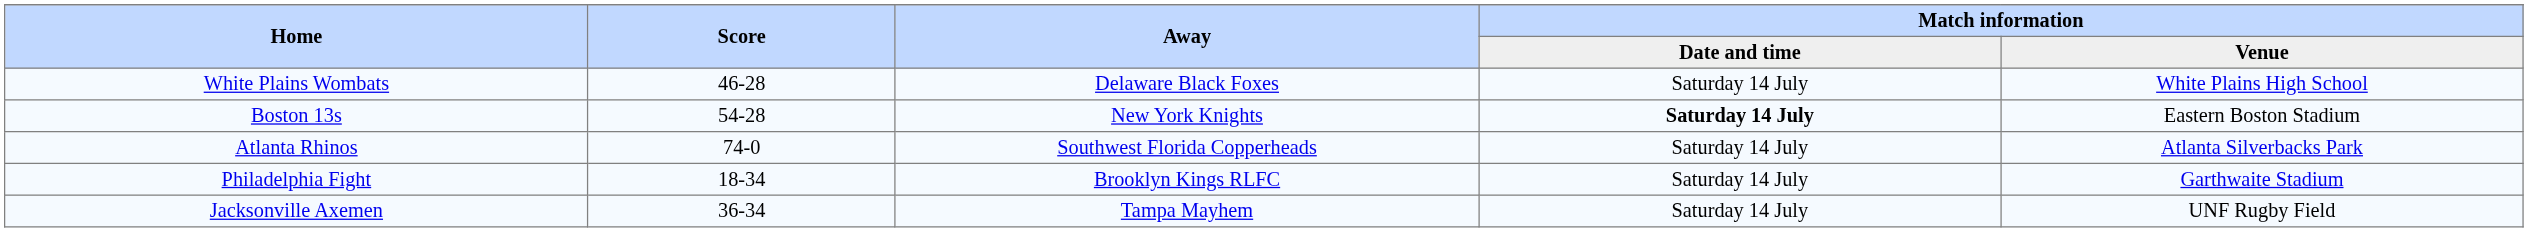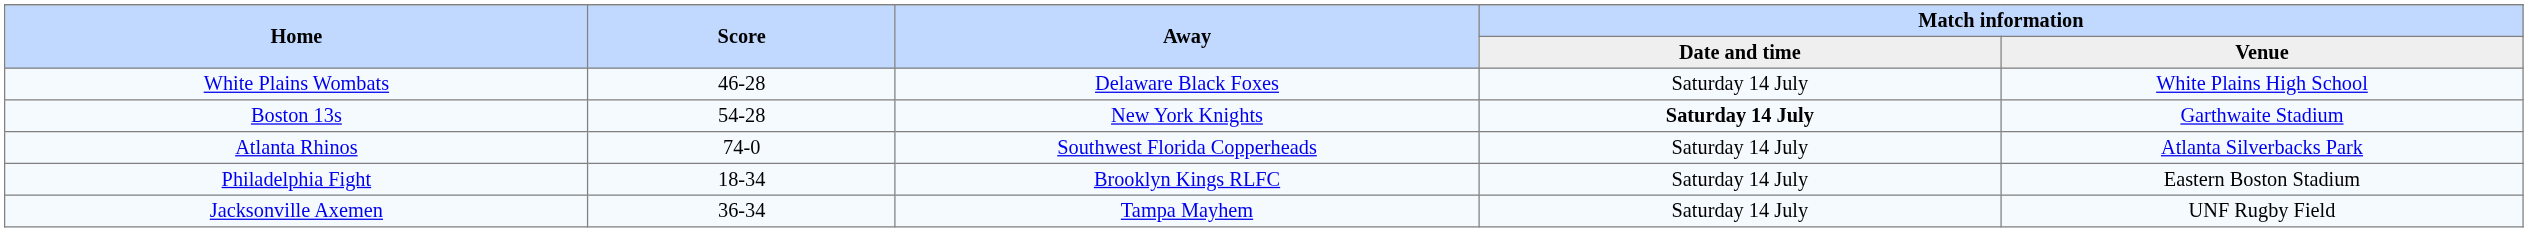(2262, 115) Eastern Boston Stadium -> (2262, 115) Garthwaite Stadium
(2262, 179) Garthwaite Stadium -> (2262, 179) Eastern Boston Stadium
